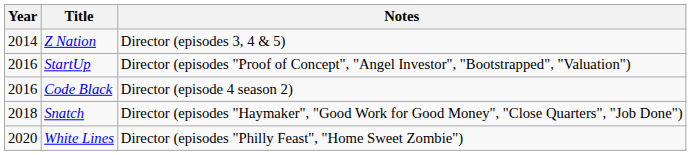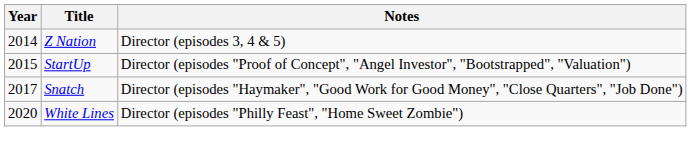(23, 65) 2016 -> (23, 65) 2015
- row: (78, 89)
(23, 113) 2018 -> (23, 89) 2017
